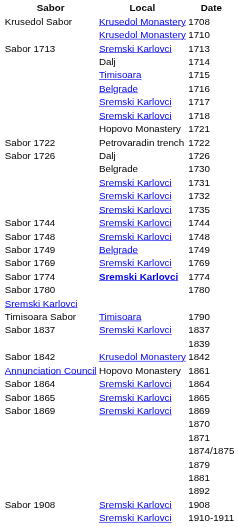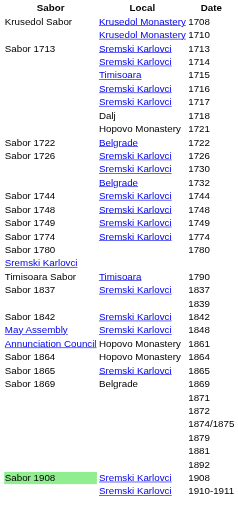(107, 62) Dalj -> (135, 62) Sremski Karlovci
(119, 89) Belgrade -> (135, 89) Sremski Karlovci
(135, 115) Sremski Karlovci -> (107, 115) Dalj
(142, 142) Petrovaradin trench -> (119, 142) Belgrade
(107, 156) Dalj -> (135, 156) Sremski Karlovci
(119, 169) Belgrade -> (135, 169) Sremski Karlovci
- row: (199, 182)
(135, 196) Sremski Karlovci -> (119, 182) Belgrade
- row: (199, 209)
(119, 250) Belgrade -> (135, 223) Sremski Karlovci
- row: (199, 263)
(139, 276) bold -> (135, 236) normal
(142, 357) Krusedol Monastery -> (135, 317) Sremski Karlovci
+ row: (199, 330)
(135, 384) Sremski Karlovci -> (140, 357) Hopovo Monastery
(135, 411) Sremski Karlovci -> (119, 384) Belgrade
- row: (199, 424)
+ row: (199, 411)
(30, 505) no background -> (30, 478) lightgreen background
